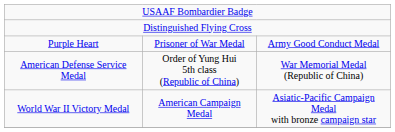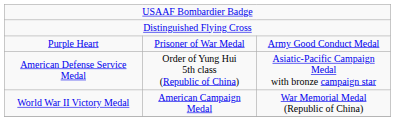(324, 70) War Memorial Medal (Republic of China) -> (324, 70) Asiatic-Pacific Campaign Medal with bronze campaign star
(324, 108) Asiatic-Pacific Campaign Medal with bronze campaign star -> (324, 103) War Memorial Medal (Republic of China)
